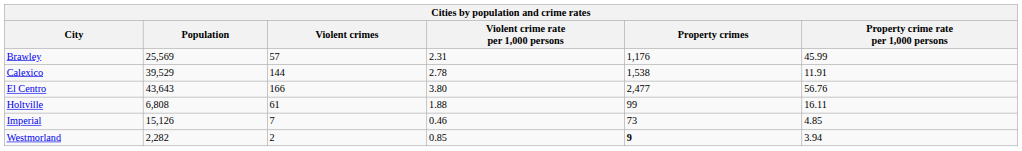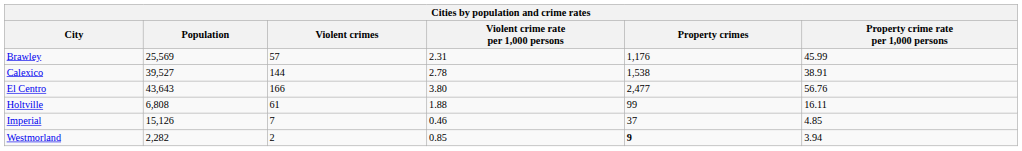(160, 72) 39,529 -> (160, 72) 39,527
(816, 72) 11.91 -> (816, 72) 38.91
(632, 121) 73 -> (632, 121) 37
